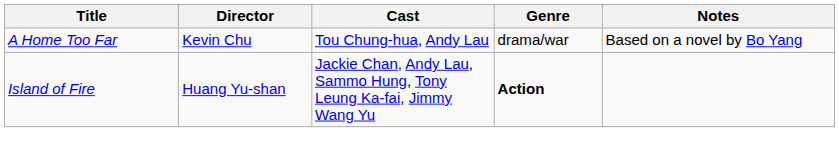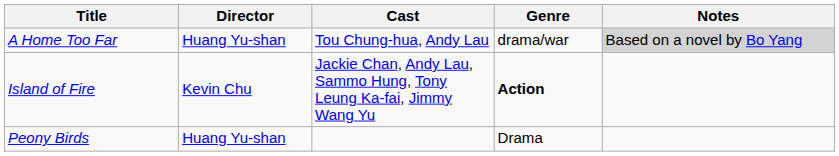(217, 40) Kevin Chu -> (234, 40) Huang Yu-shan
(704, 40) no background -> (704, 40) lightgrey background
(234, 89) Huang Yu-shan -> (217, 89) Kevin Chu
+ row: (48, 138)
